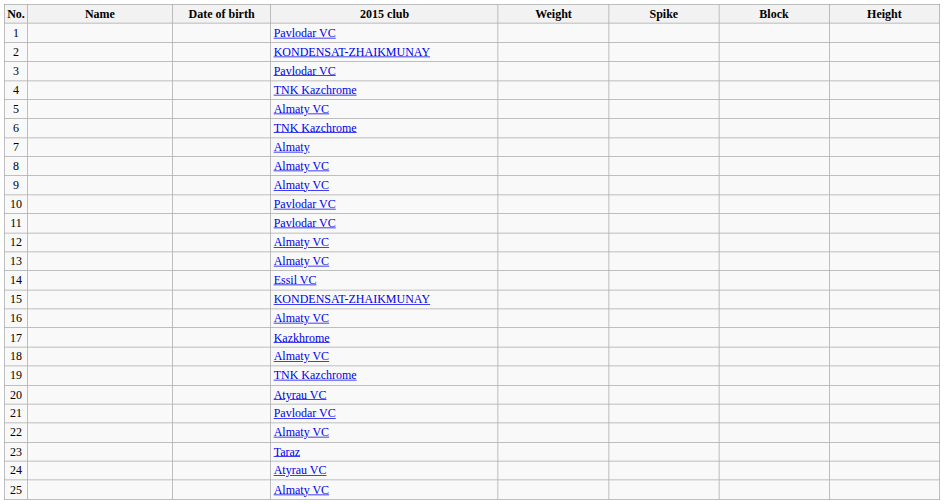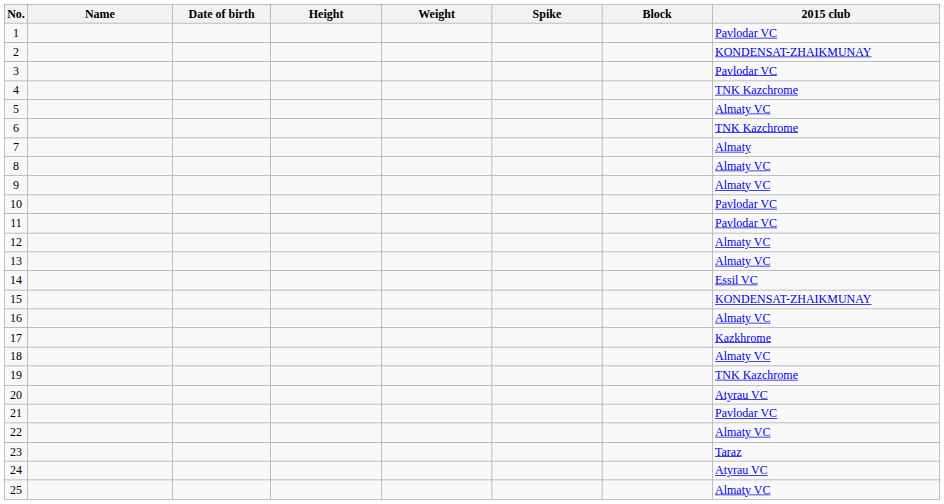columns swapped: (884, 14) <-> (385, 14)
